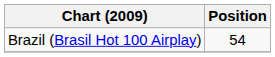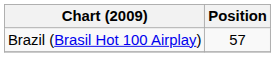(238, 39) 54 -> (238, 39) 57
